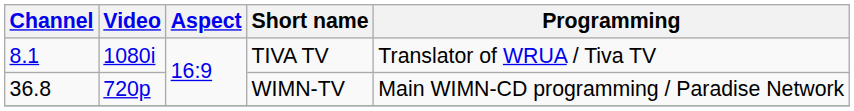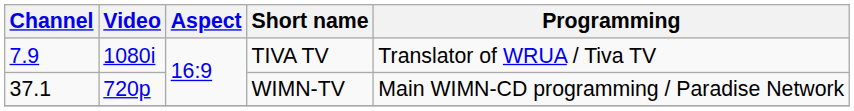(24, 55) 8.1 -> (24, 55) 7.9
(30, 88) 36.8 -> (30, 88) 37.1
